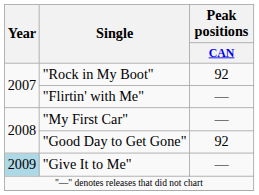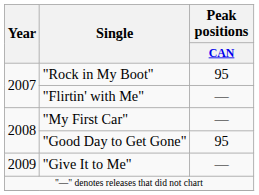(222, 74) 92 -> (222, 74) 95
(222, 142) 92 -> (222, 142) 95
(22, 164) lightblue background -> (22, 164) no background
